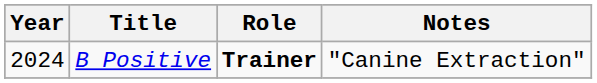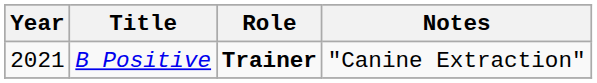(37, 60) 2024 -> (37, 60) 2021
